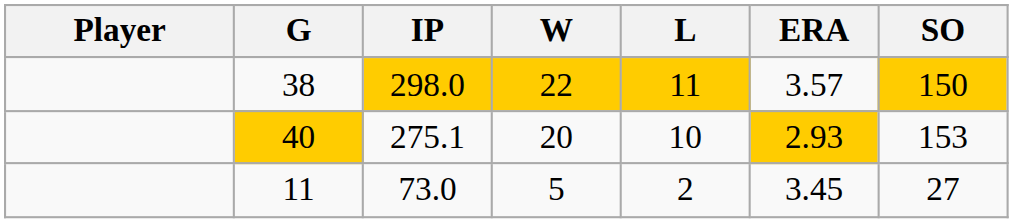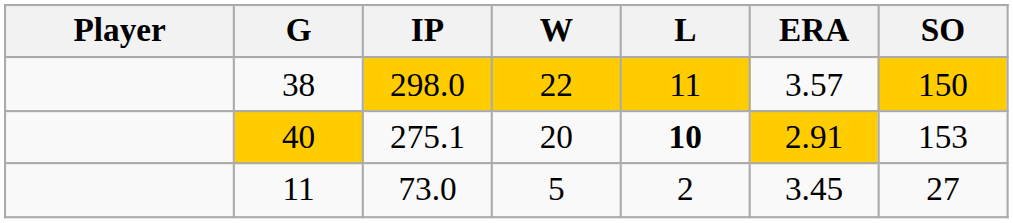(685, 136) normal -> (685, 136) bold
(814, 136) 2.93 -> (814, 136) 2.91
